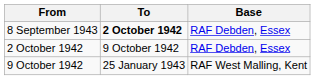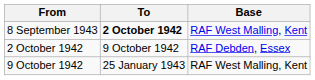(240, 30) RAF Debden, Essex -> (249, 30) RAF West Malling, Kent
